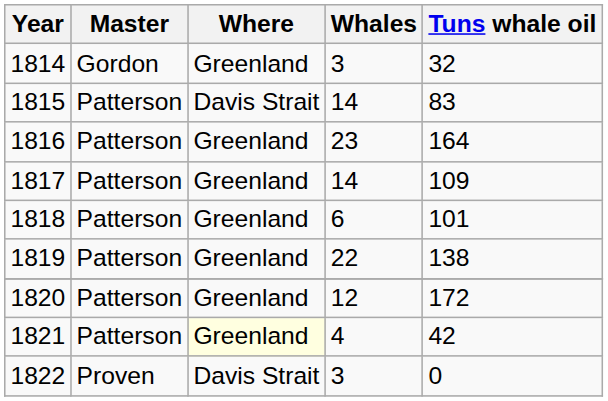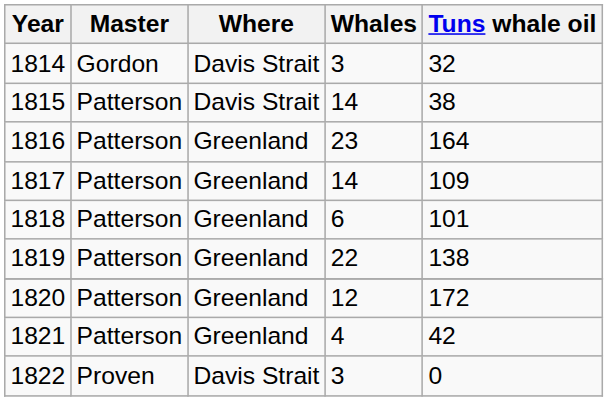(251, 63) Greenland -> (256, 63) Davis Strait
(442, 102) 83 -> (442, 102) 38
(251, 336) lightyellow background -> (251, 336) no background
